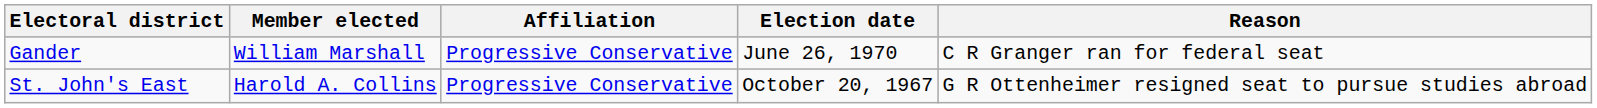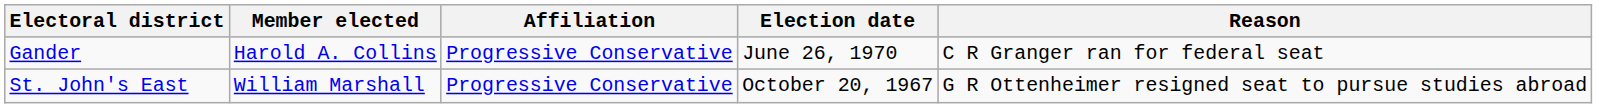(329, 53) William Marshall -> (335, 53) Harold A. Collins
(335, 86) Harold A. Collins -> (329, 86) William Marshall
